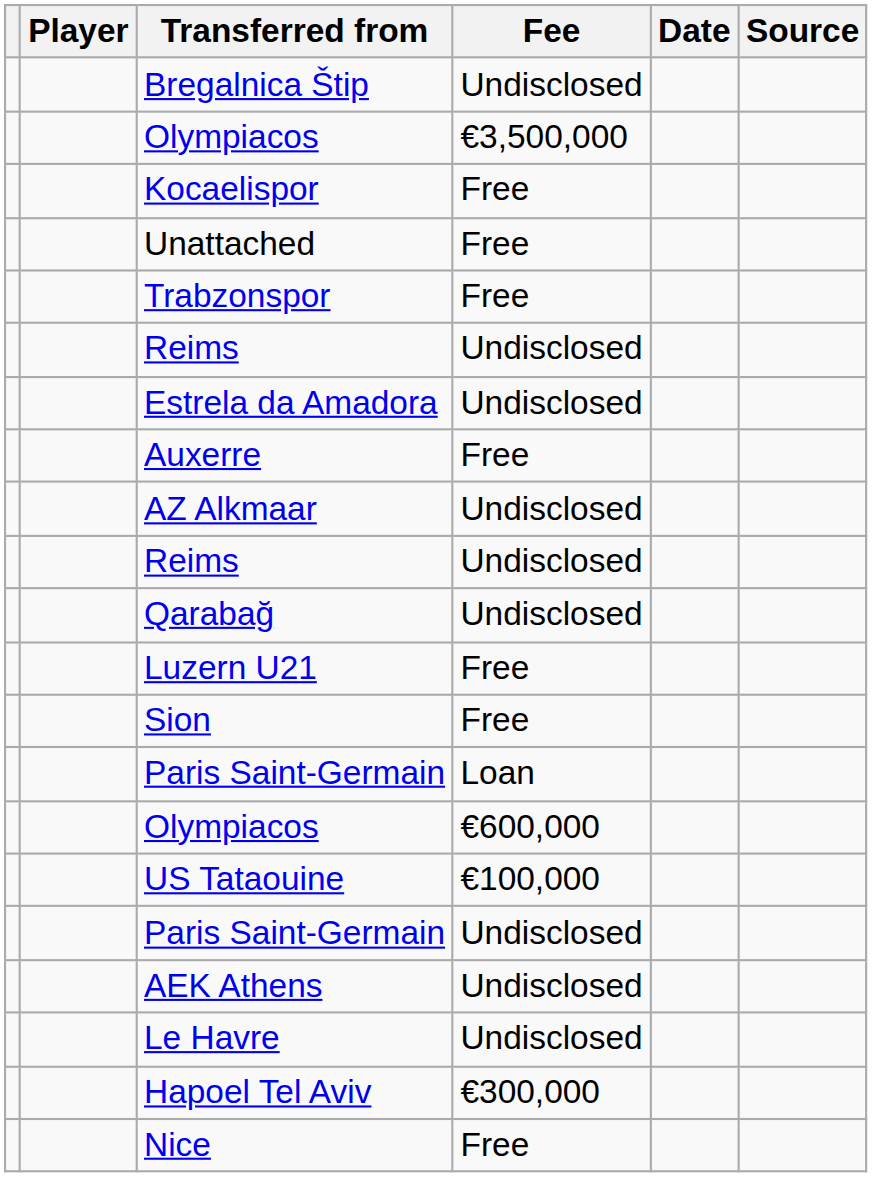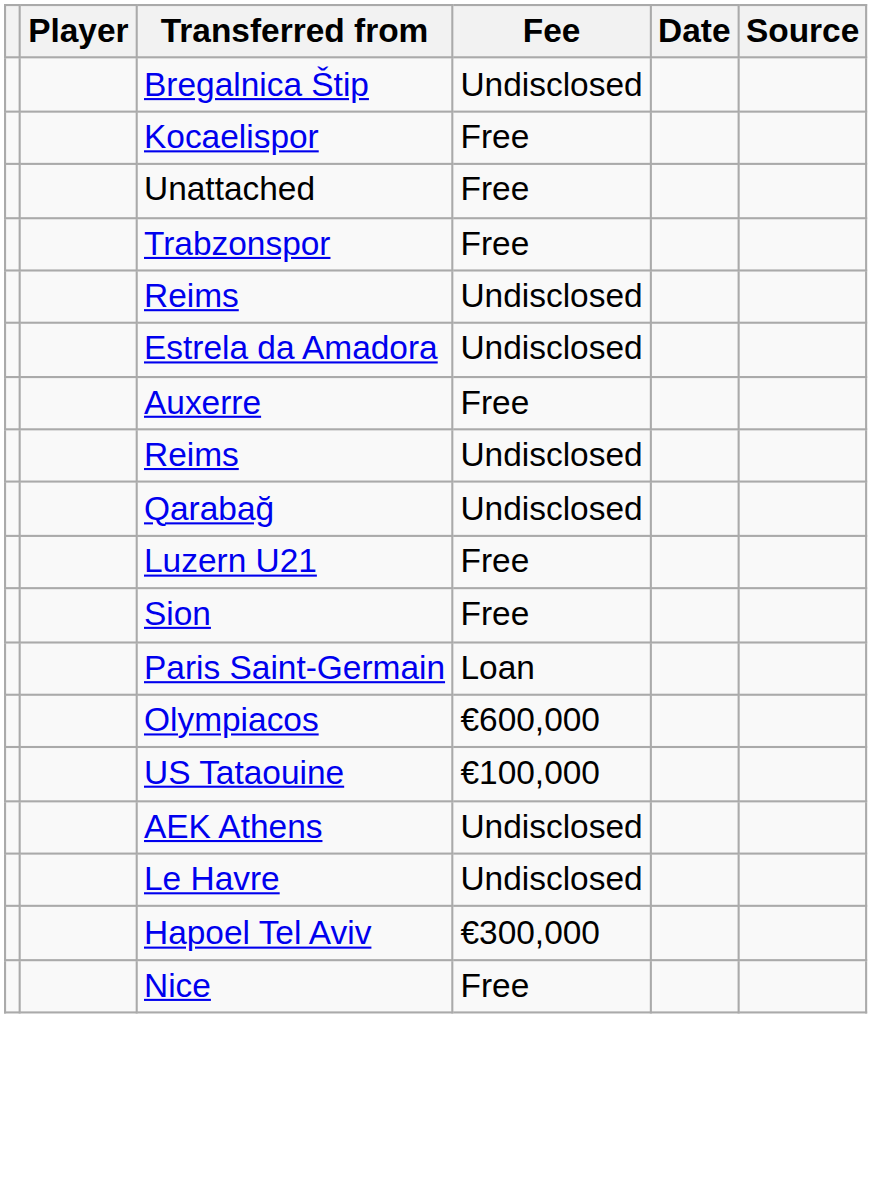- row: (231, 137)
- row: (230, 508)
- row: (295, 932)
